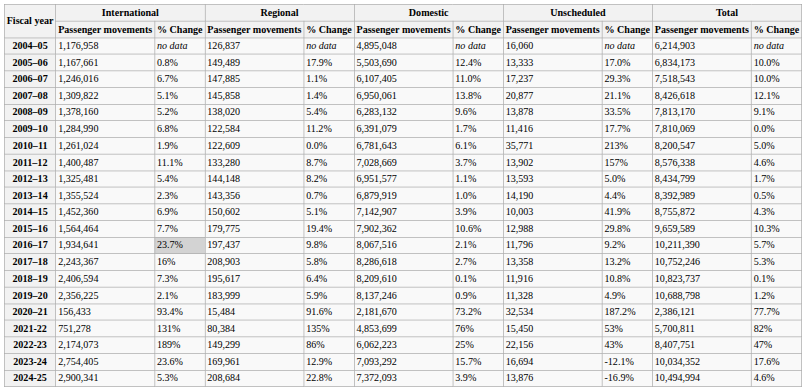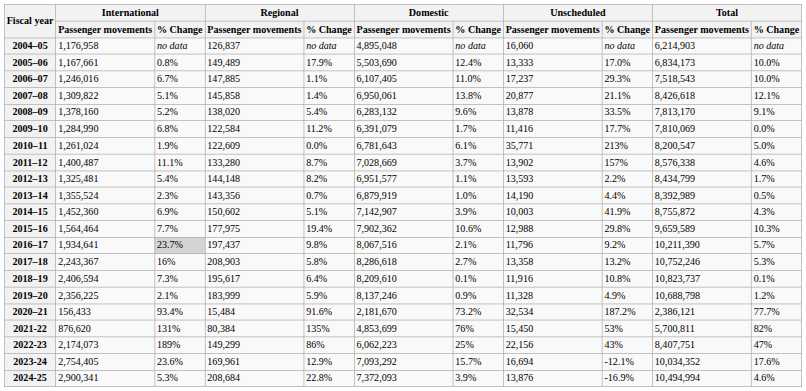(615, 179) 5.0% -> (615, 179) 2.2%
(224, 229) 179,775 -> (224, 229) 177,975
(75, 329) 751,278 -> (75, 329) 876,620
